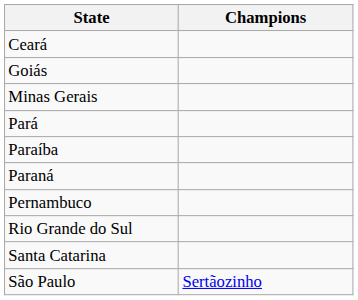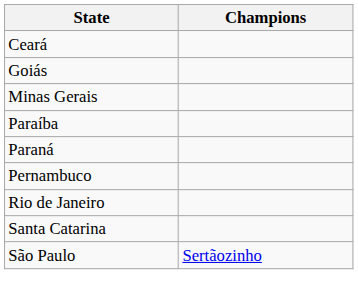- row: (23, 123)
+ row: (56, 202)
- row: (71, 228)
